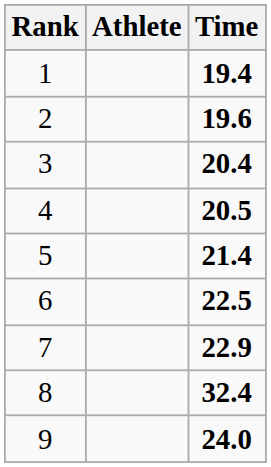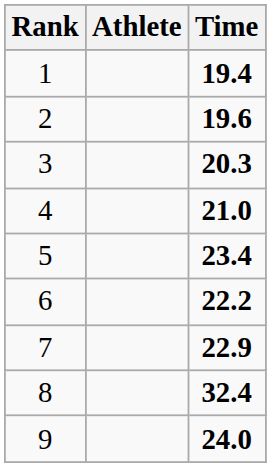(227, 164) 20.4 -> (227, 164) 20.3
(227, 210) 20.5 -> (227, 210) 21.0
(227, 255) 21.4 -> (227, 255) 23.4
(227, 301) 22.5 -> (227, 301) 22.2
